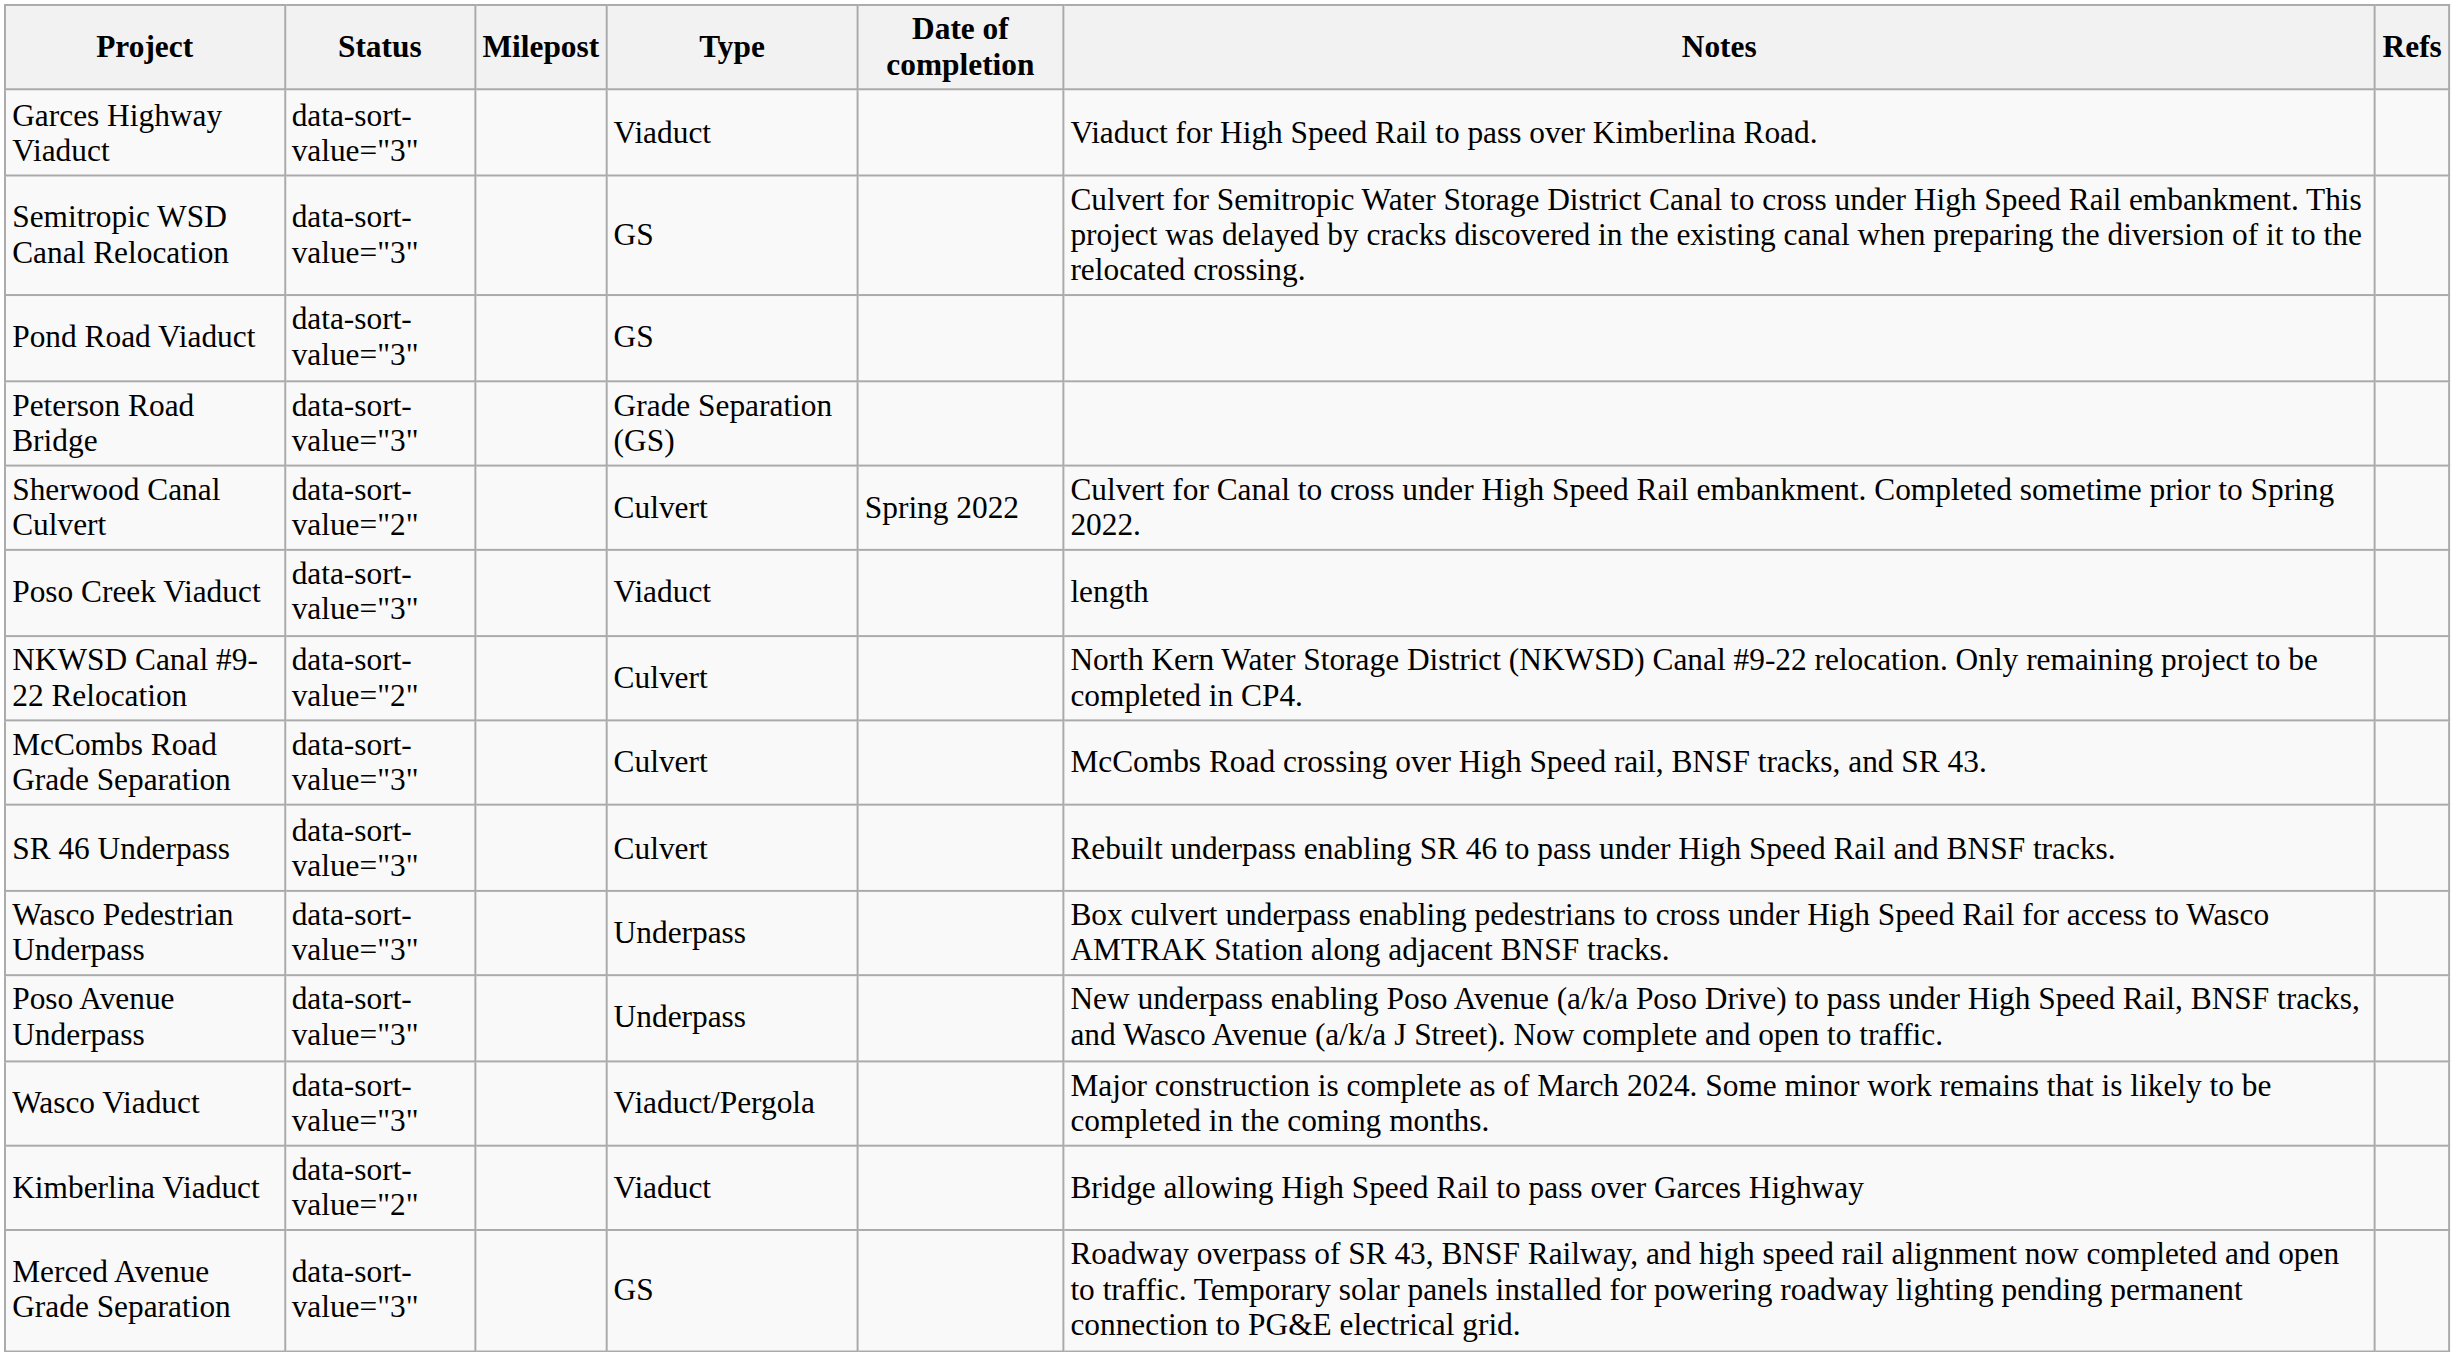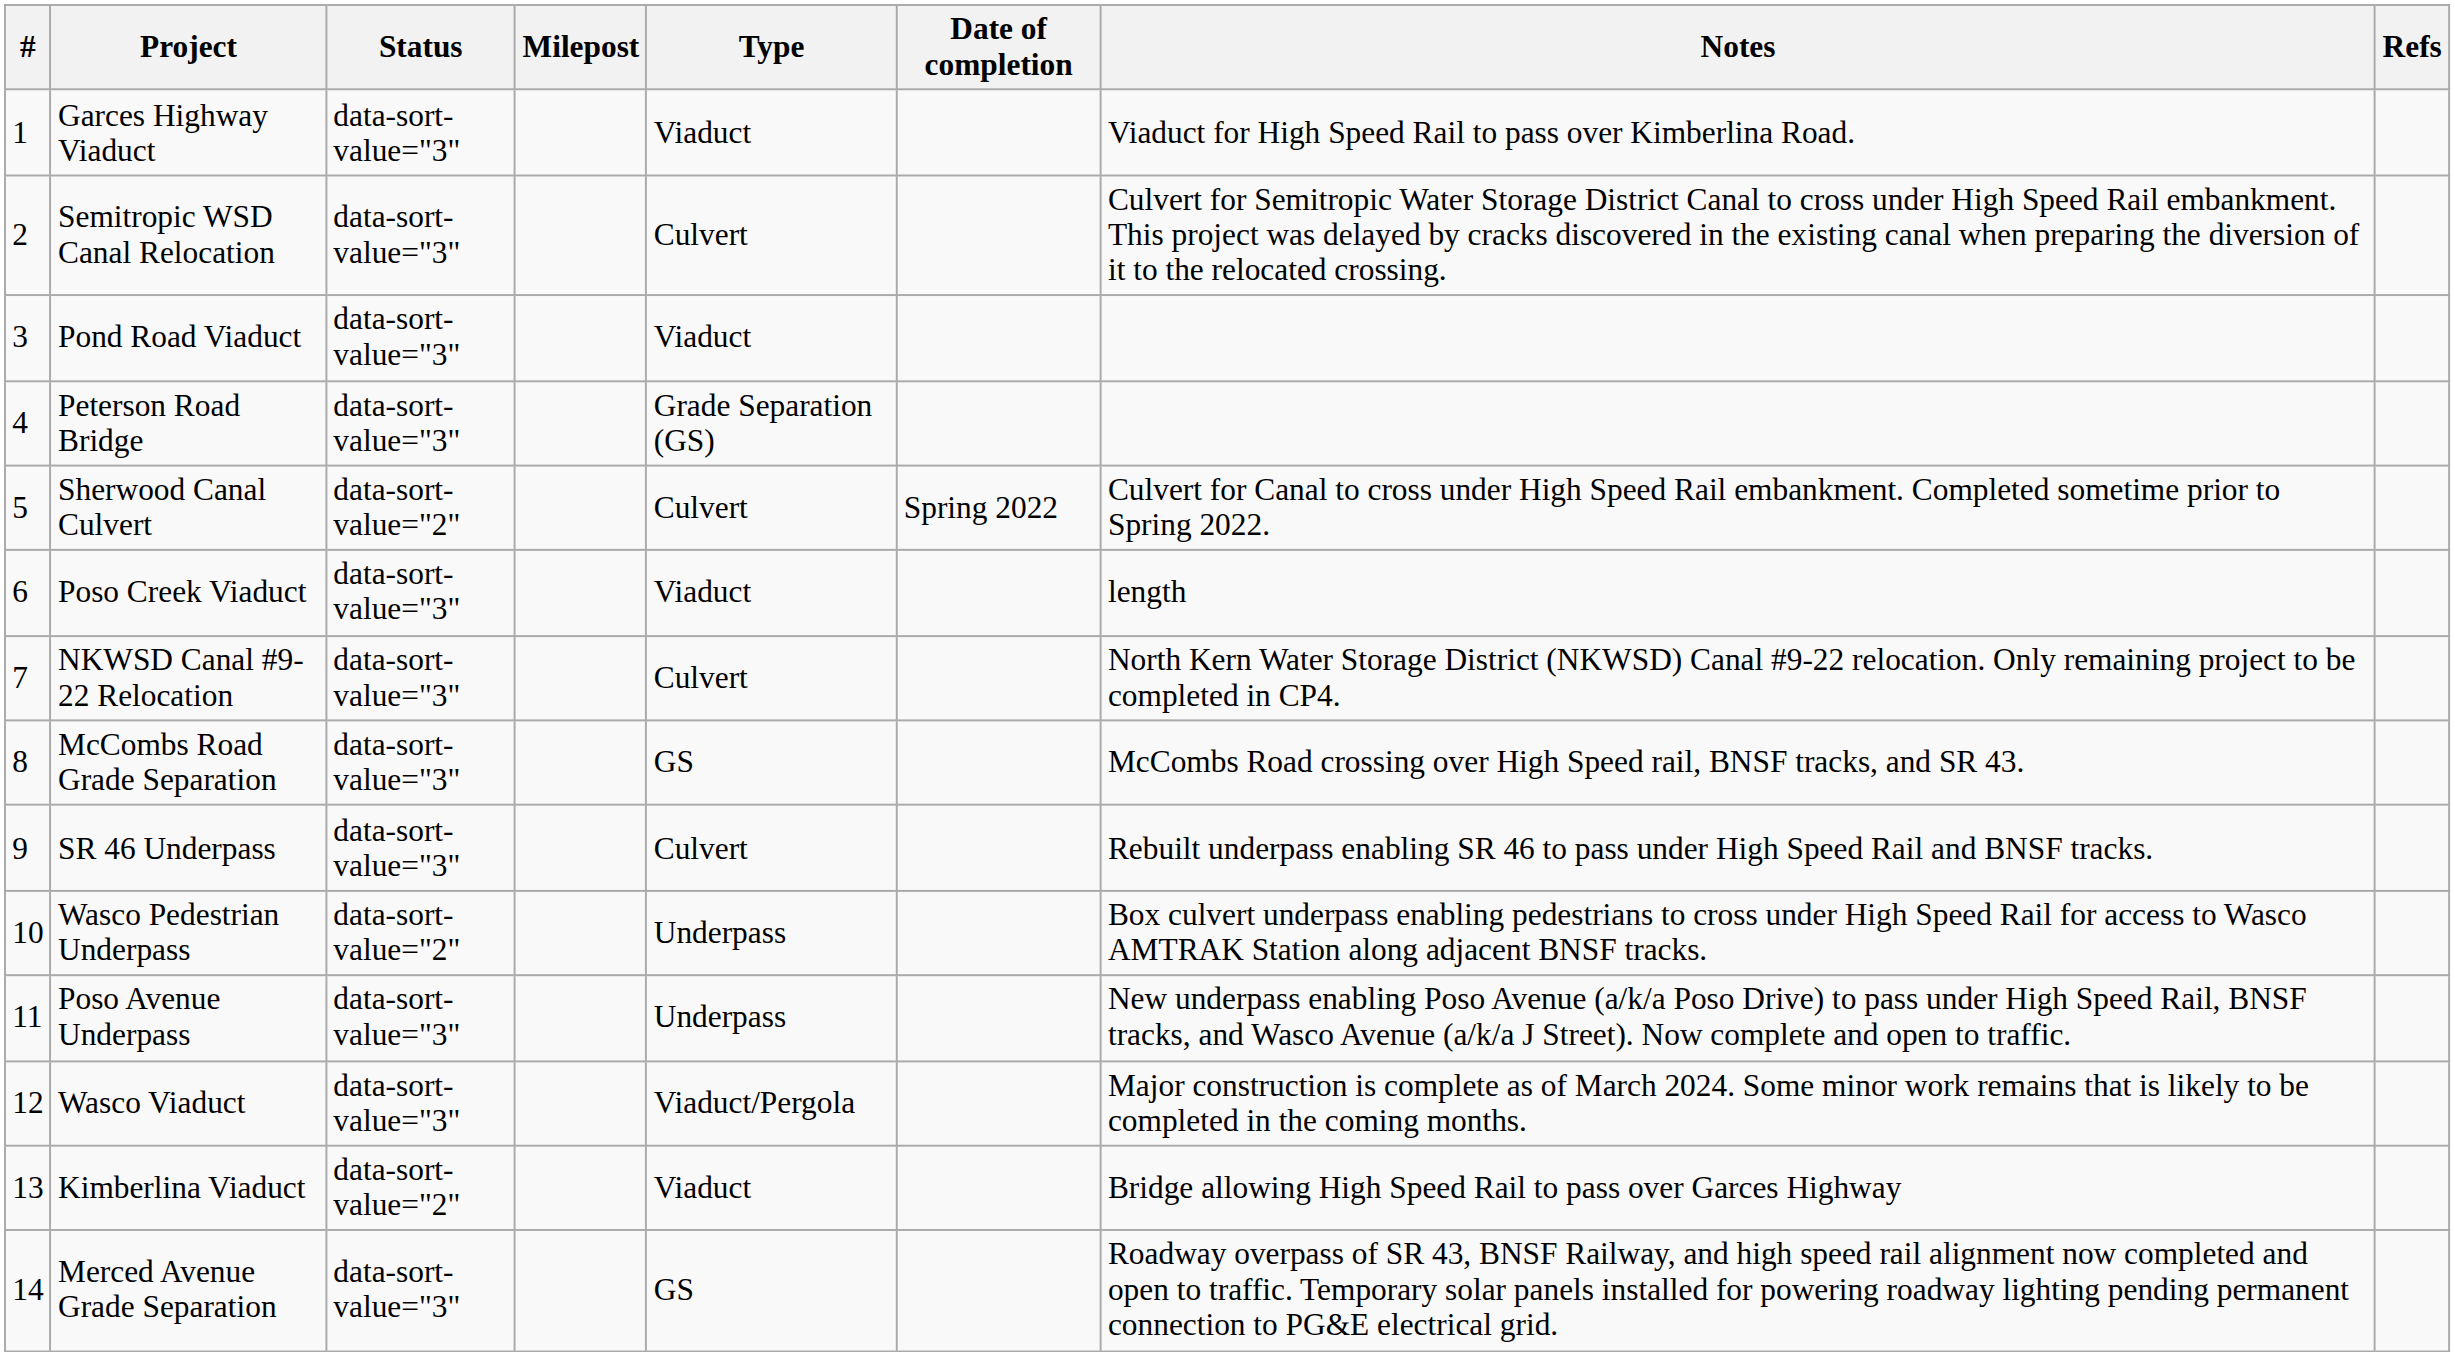+ column: (28, 47)
(634, 234) GS -> (701, 234) Culvert
(634, 337) GS -> (702, 337) Viaduct
(355, 677) data-sort-value="2" -> (397, 677) data-sort-value="3"
(661, 762) Culvert -> (674, 762) GS
(355, 932) data-sort-value="3" -> (397, 932) data-sort-value="2"
